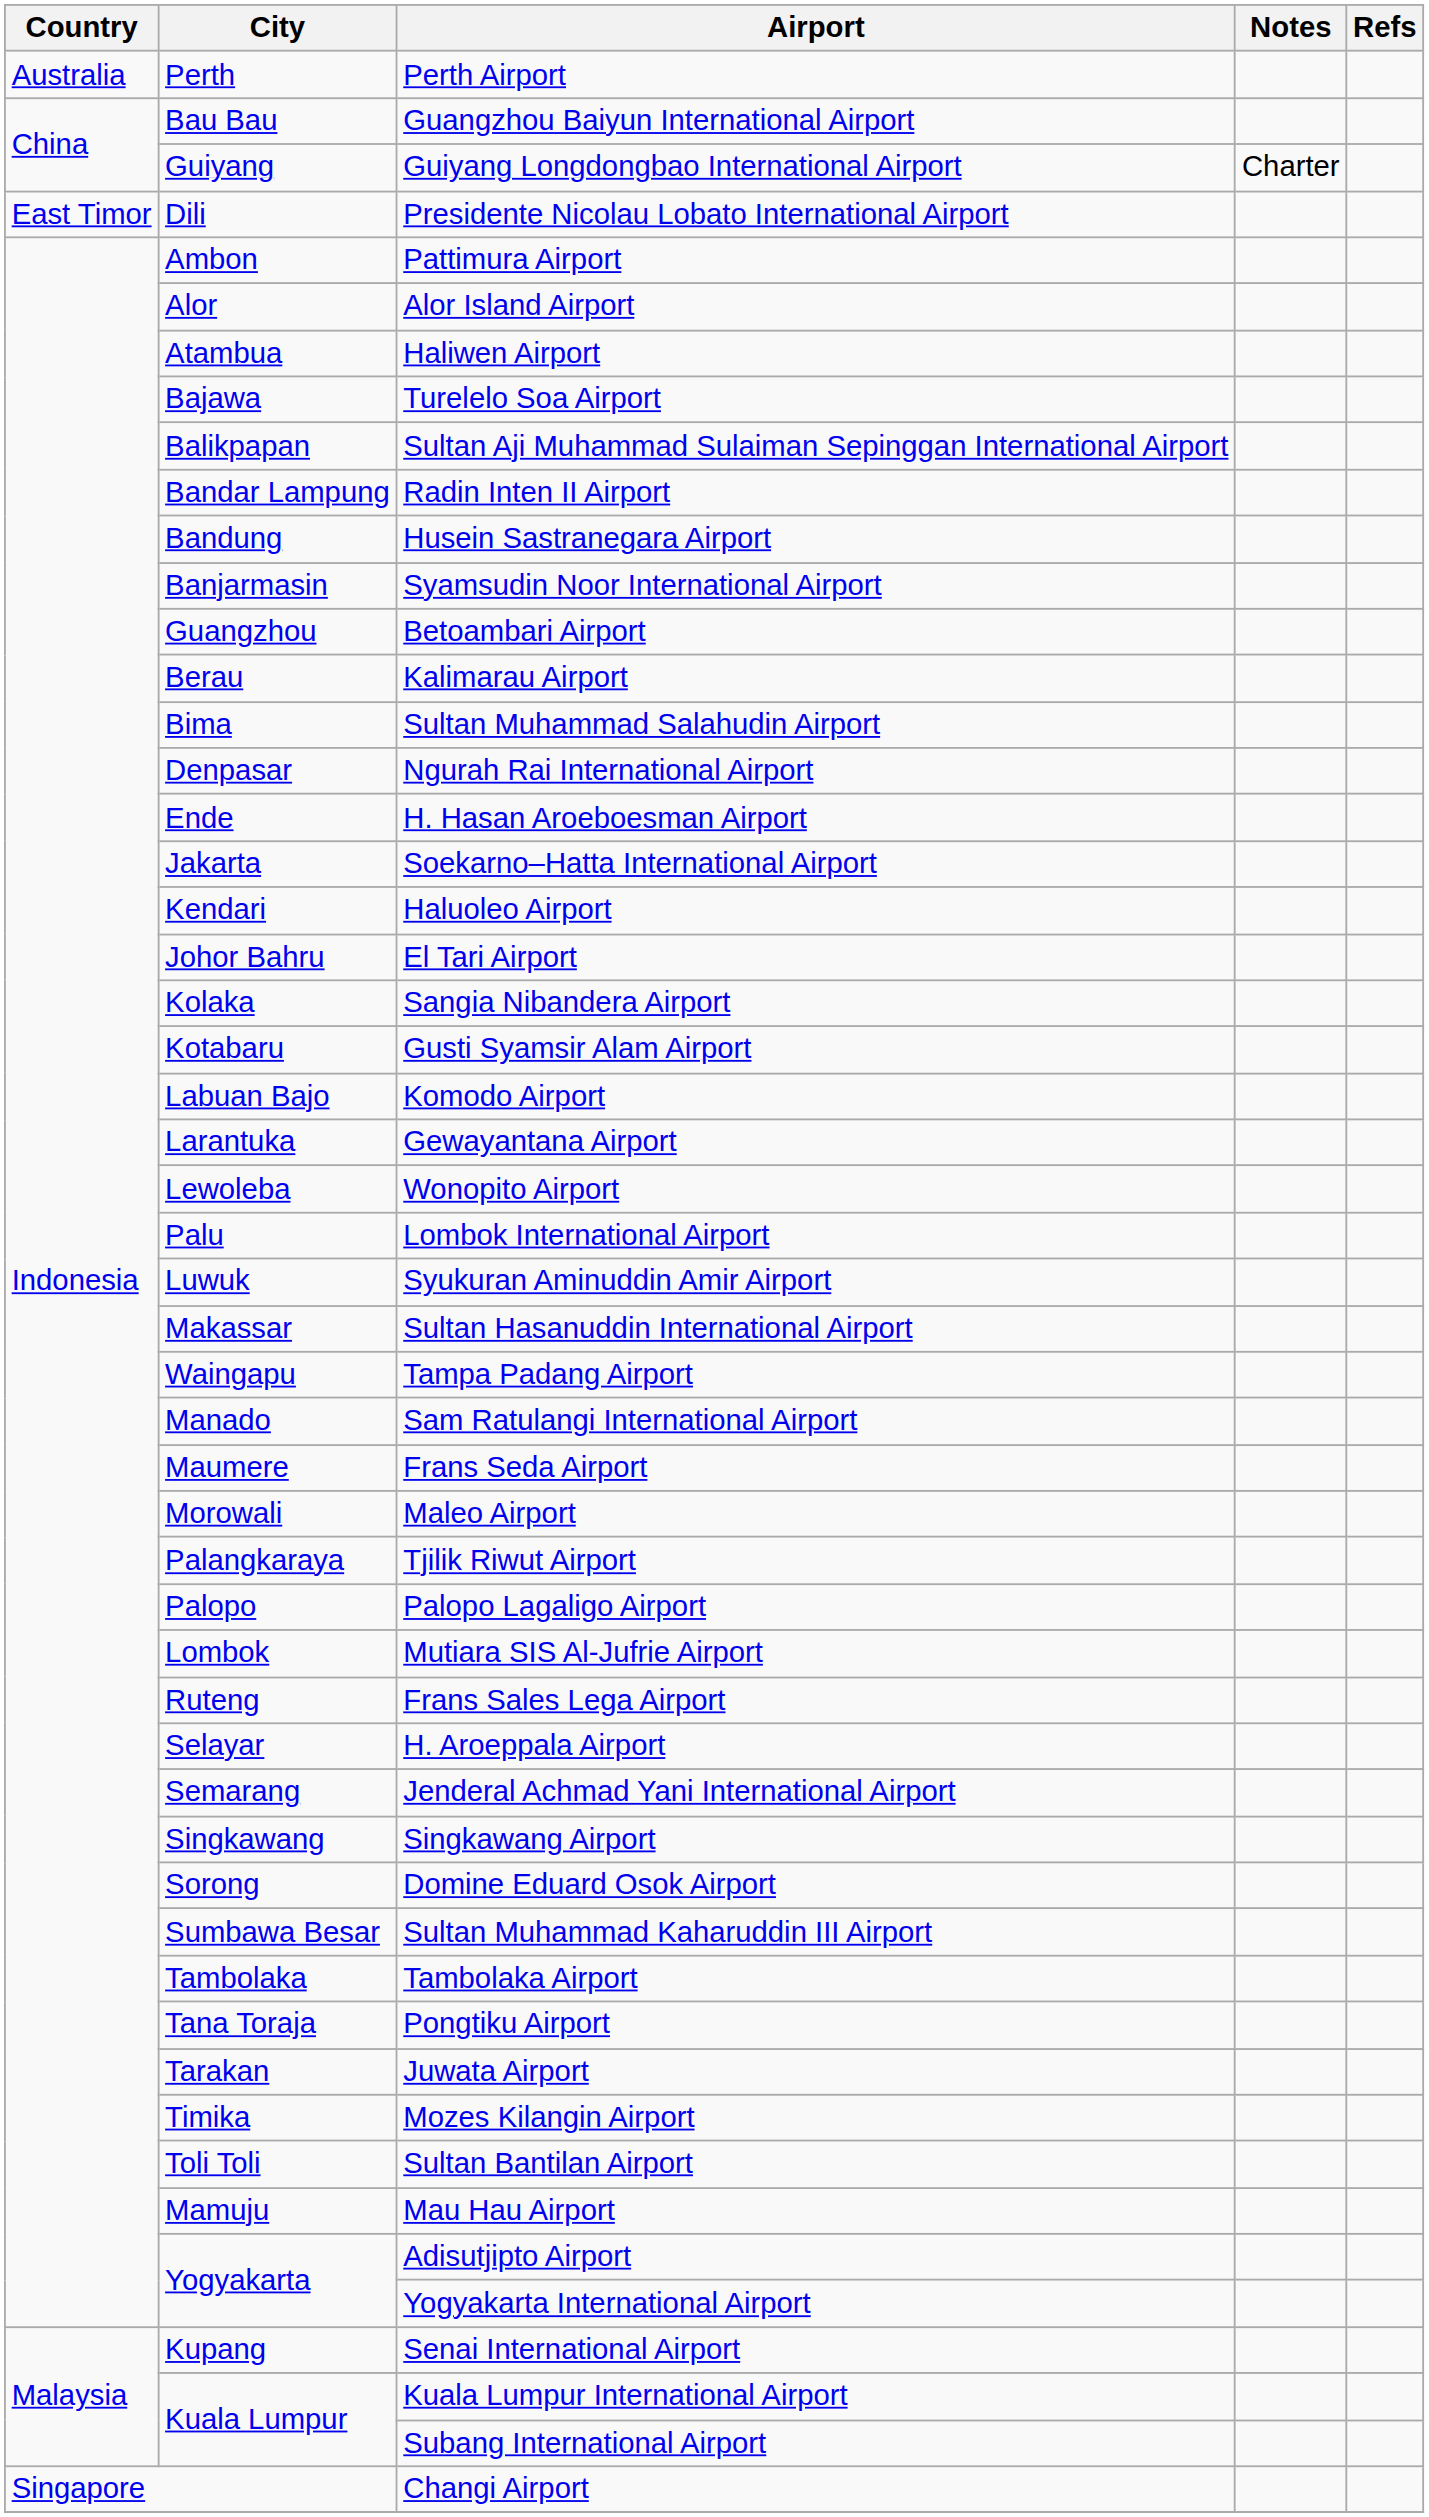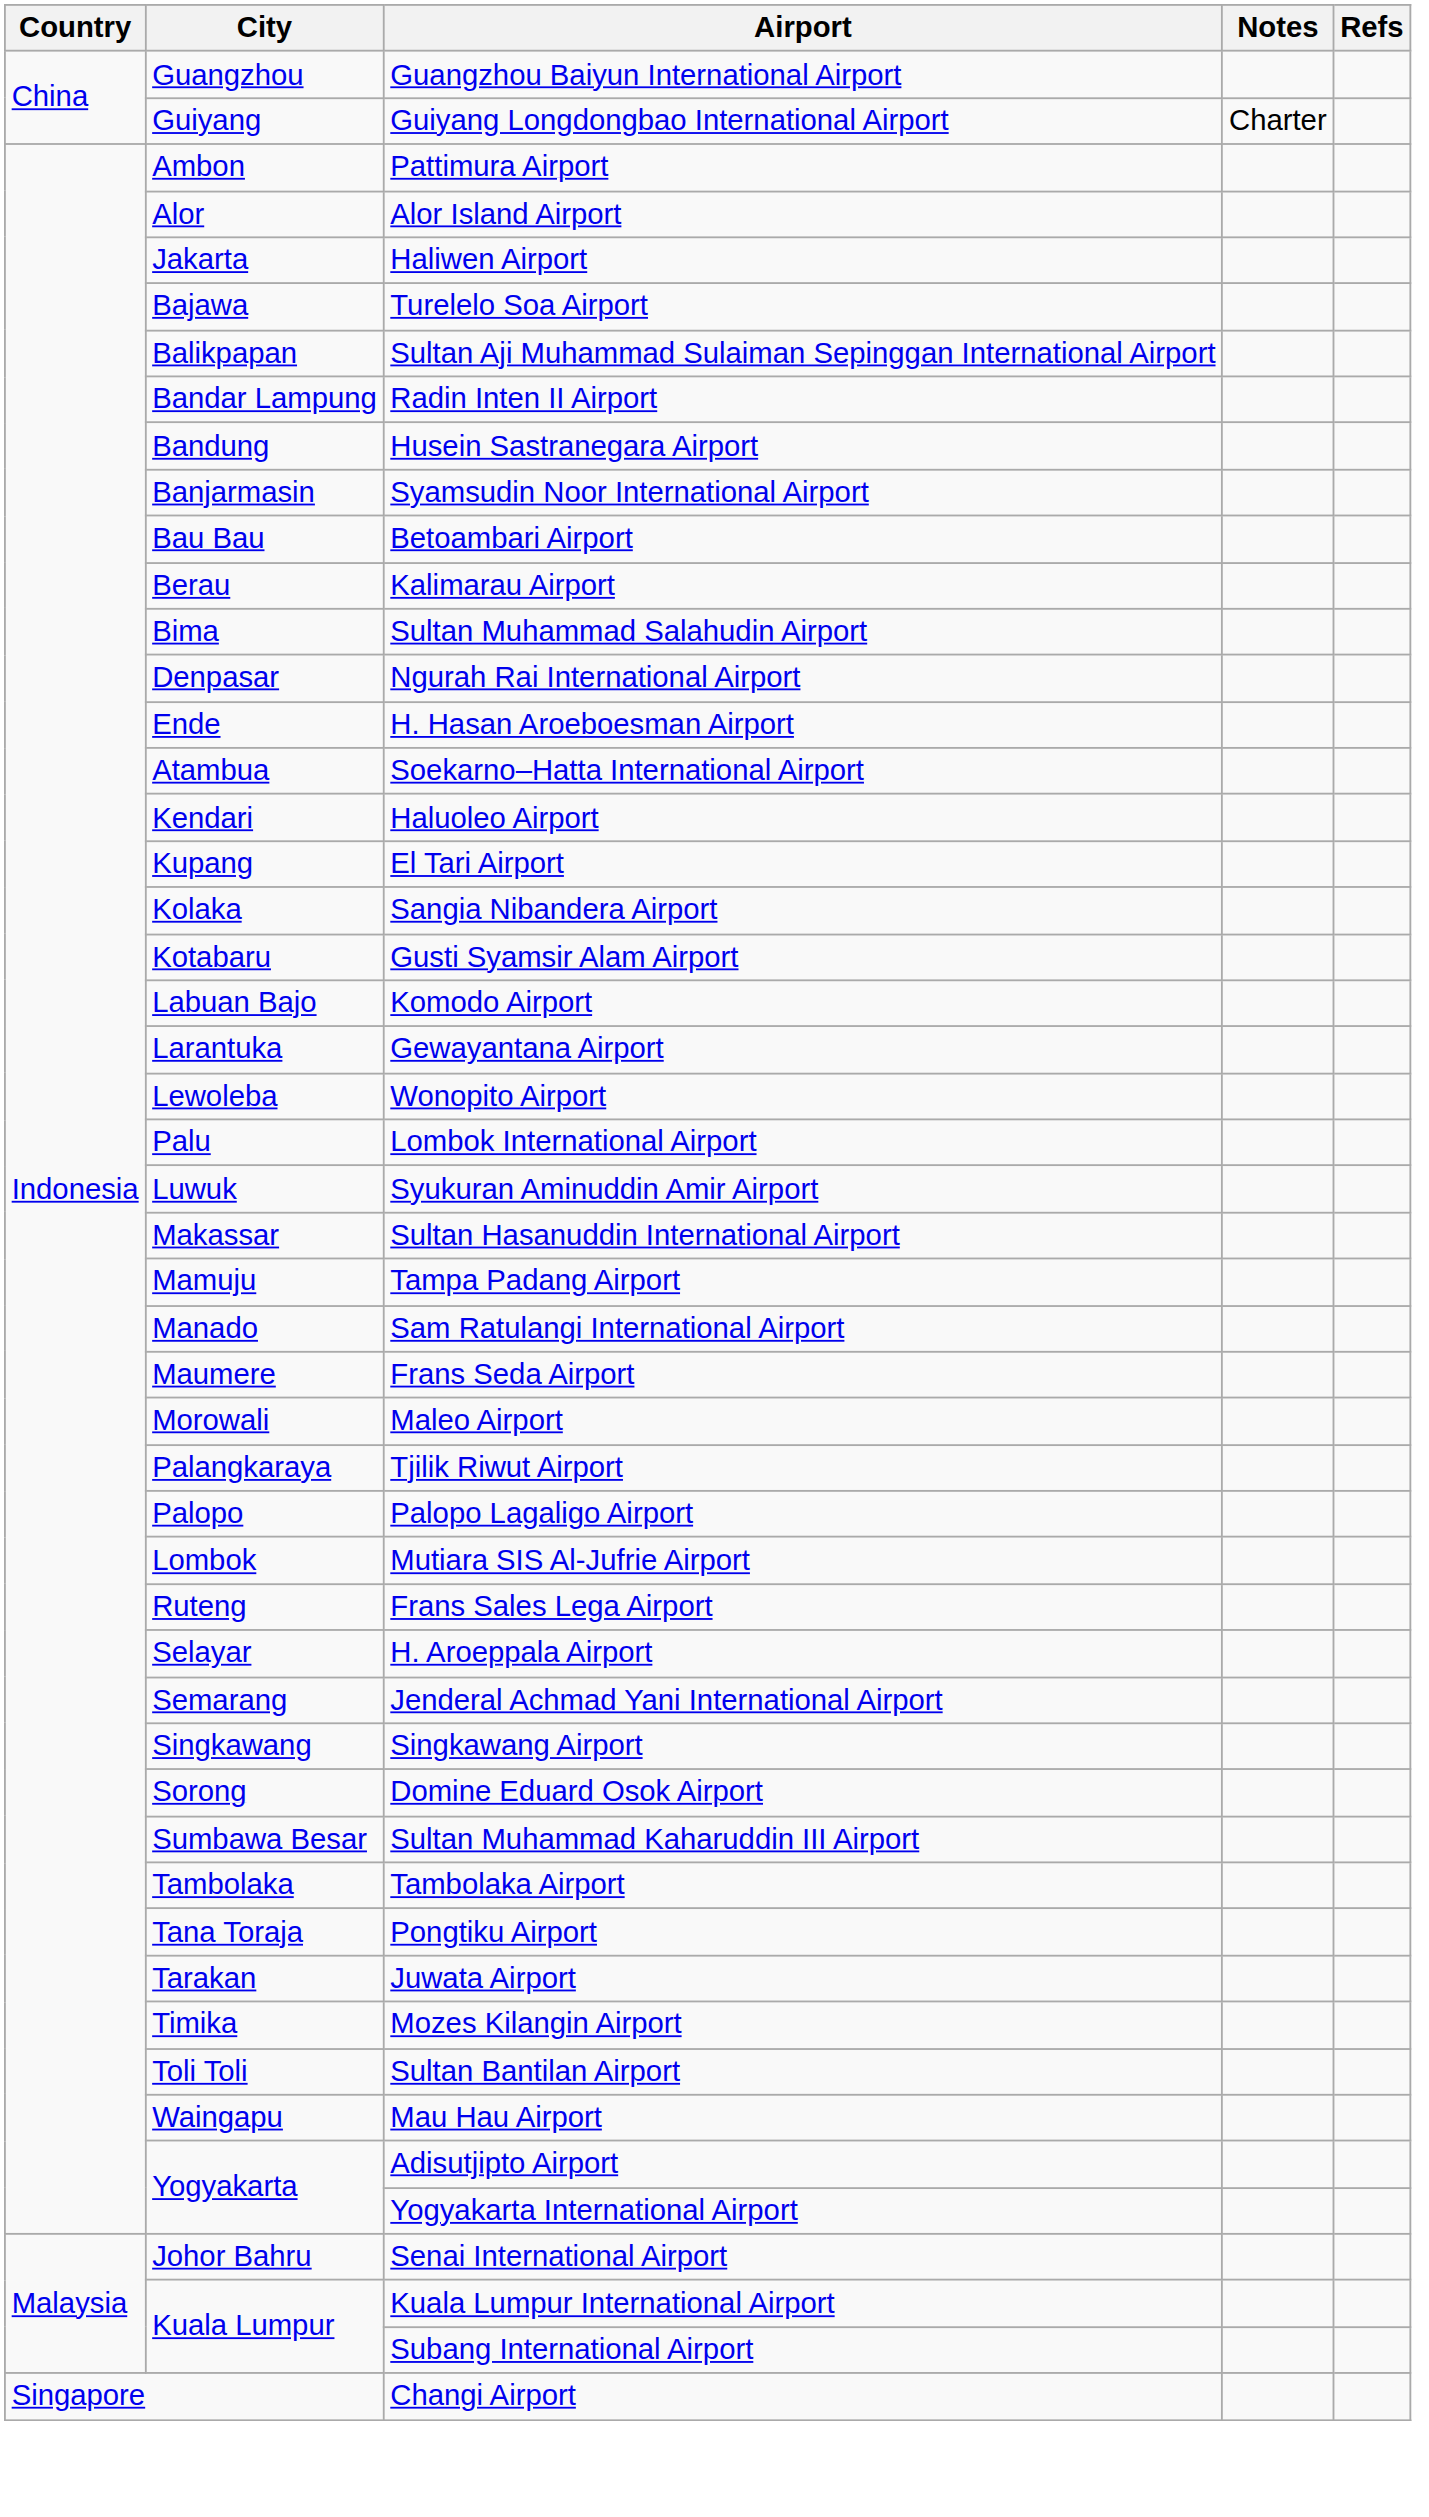- row: (485, 74)
(221, 120) Bau Bau -> (228, 74) Guangzhou
- row: (706, 213)
(224, 352) Atambua -> (200, 259) Jakarta
(241, 631) Guangzhou -> (208, 538) Bau Bau
(213, 863) Jakarta -> (211, 770) Atambua
(245, 956) Johor Bahru -> (203, 863) Kupang
(230, 1374) Waingapu -> (204, 1281) Mamuju
(217, 2210) Mamuju -> (218, 2117) Waingapu
(216, 2349) Kupang -> (232, 2256) Johor Bahru
